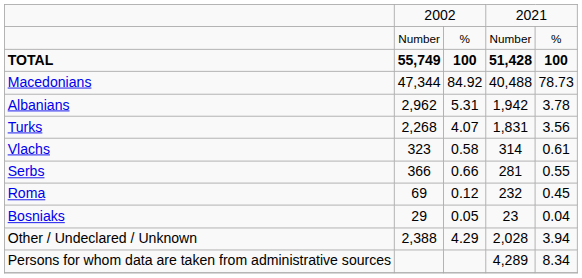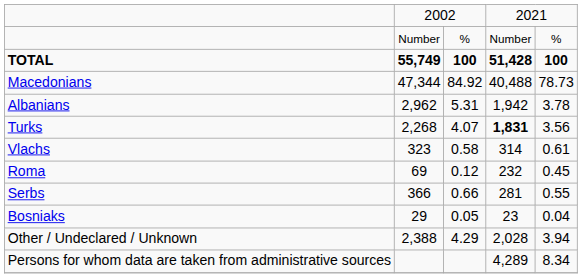(510, 127) normal -> (510, 127) bold
rows swapped: (26, 171) <-> (26, 194)
